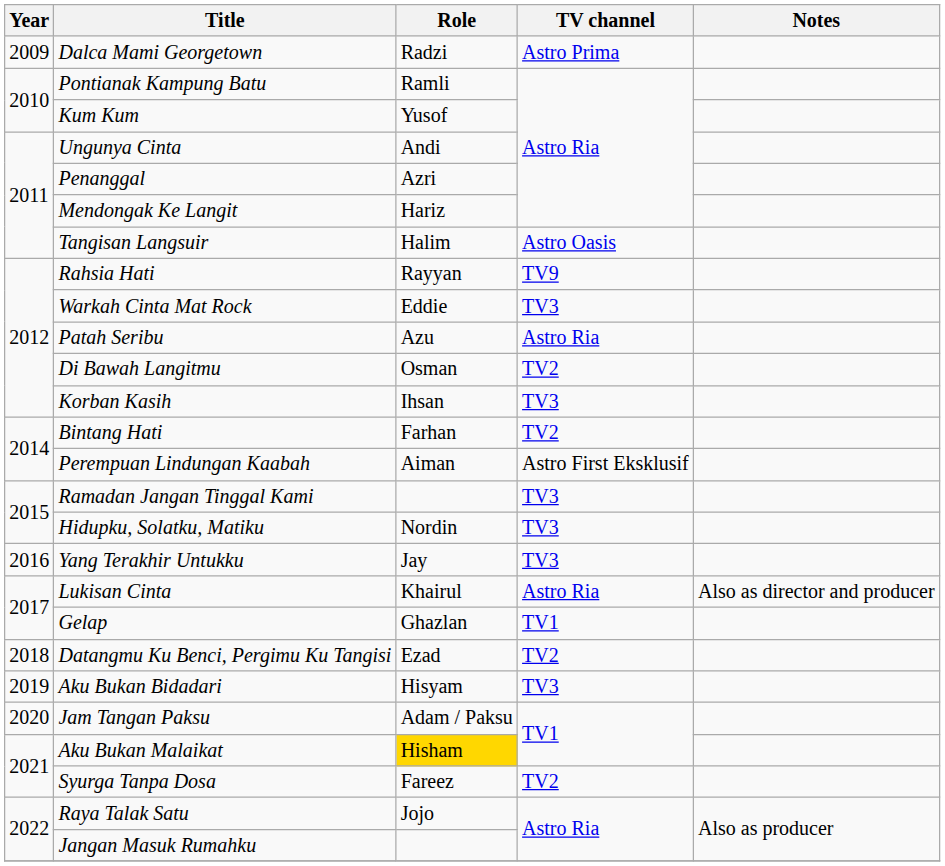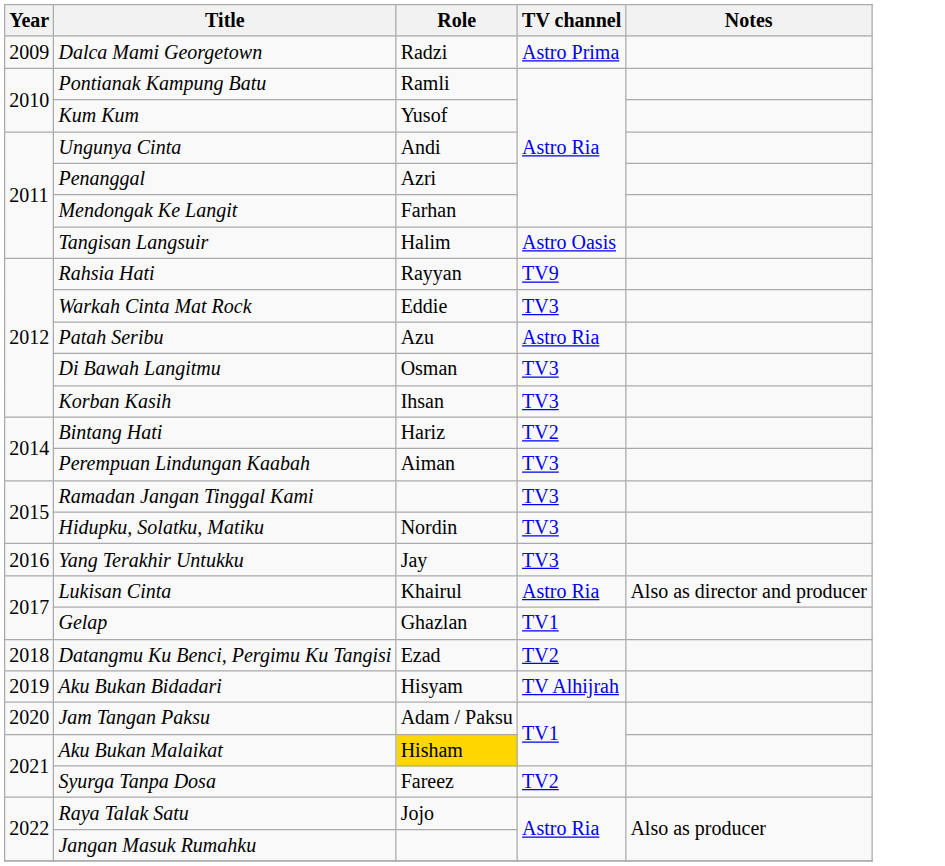(423, 210) Hariz -> (428, 210) Farhan
(540, 369) TV2 -> (540, 369) TV3
(428, 432) Farhan -> (423, 432) Hariz
(605, 464) Astro First Eksklusif -> (540, 464) TV3
(540, 686) TV3 -> (571, 686) TV Alhijrah
